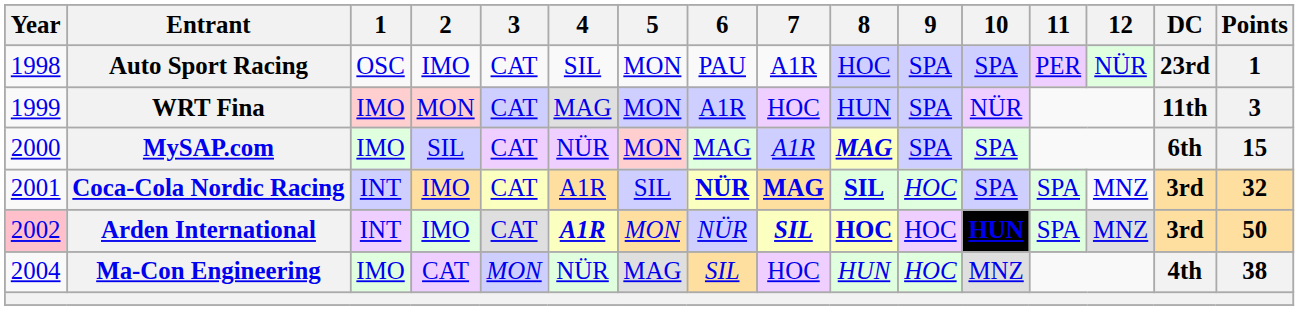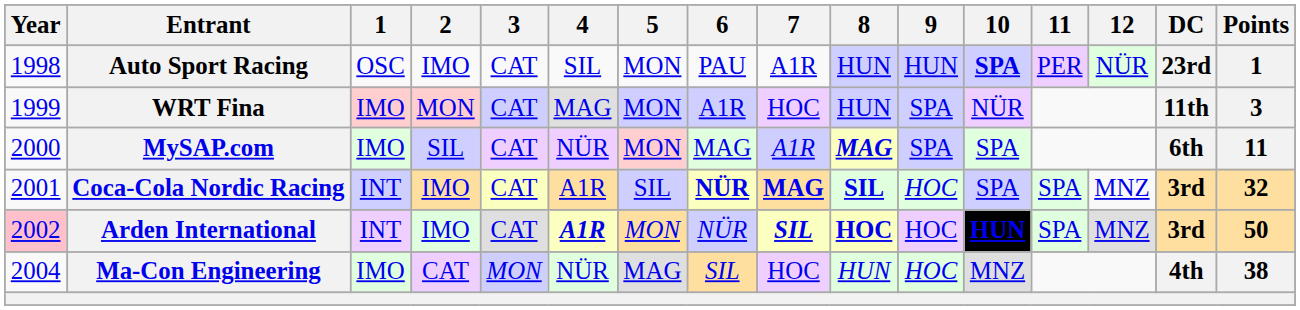(864, 65) HOC -> (864, 65) HUN
(930, 65) SPA -> (931, 65) HUN
(996, 65) normal -> (997, 65) bold
(1255, 147) 15 -> (1256, 147) 11
